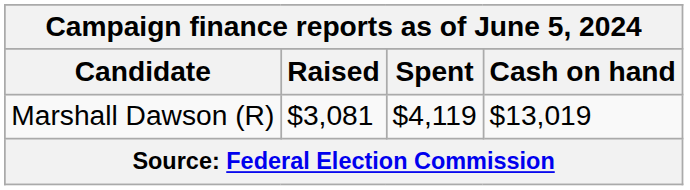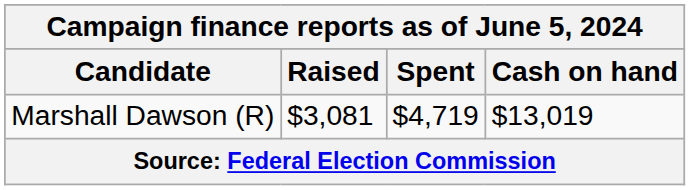(435, 116) $4,119 -> (436, 116) $4,719
